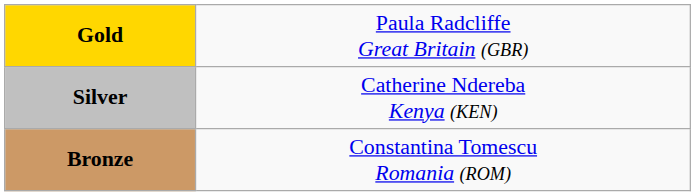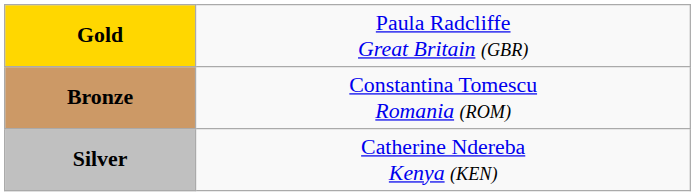rows swapped: (100, 97) <-> (100, 159)
